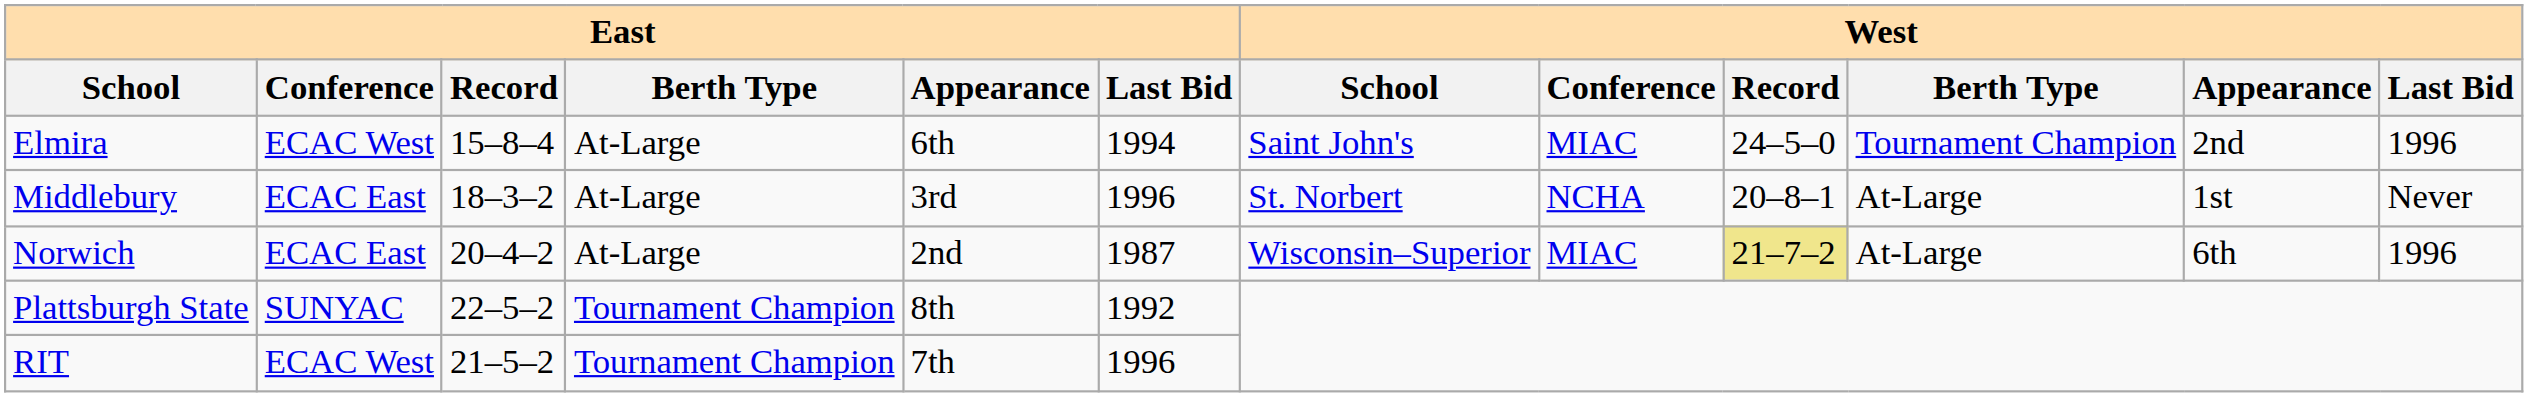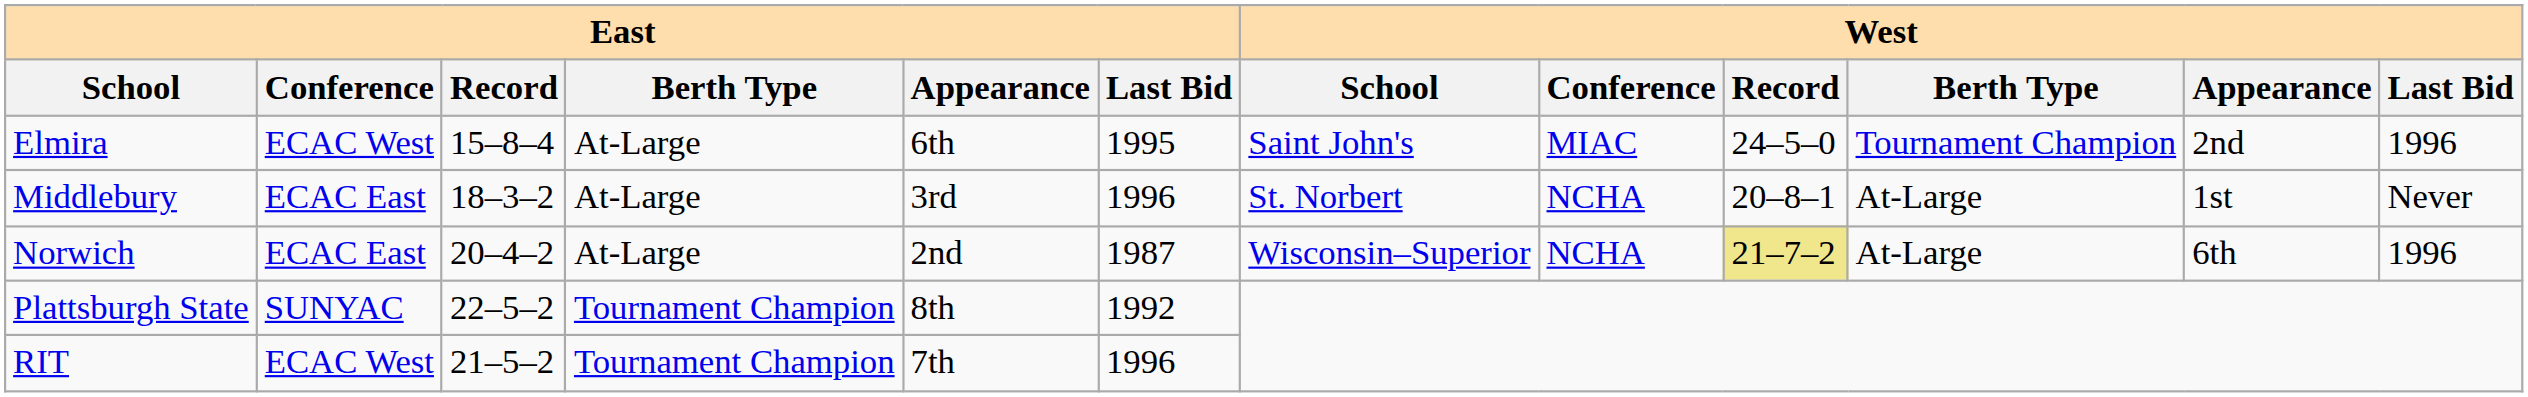(1141, 142) 1994 -> (1141, 142) 1995
(1592, 252) MIAC -> (1596, 252) NCHA
